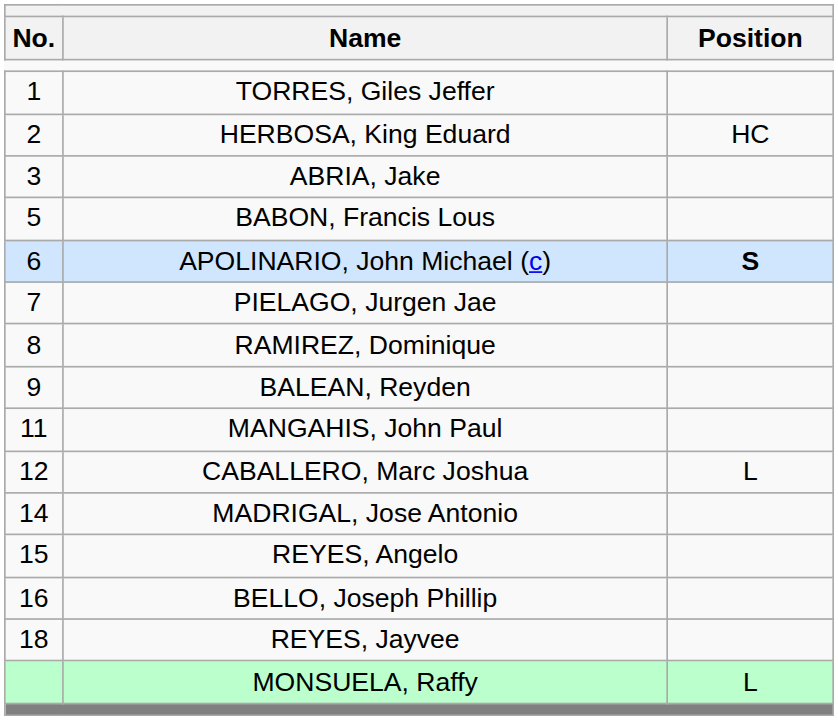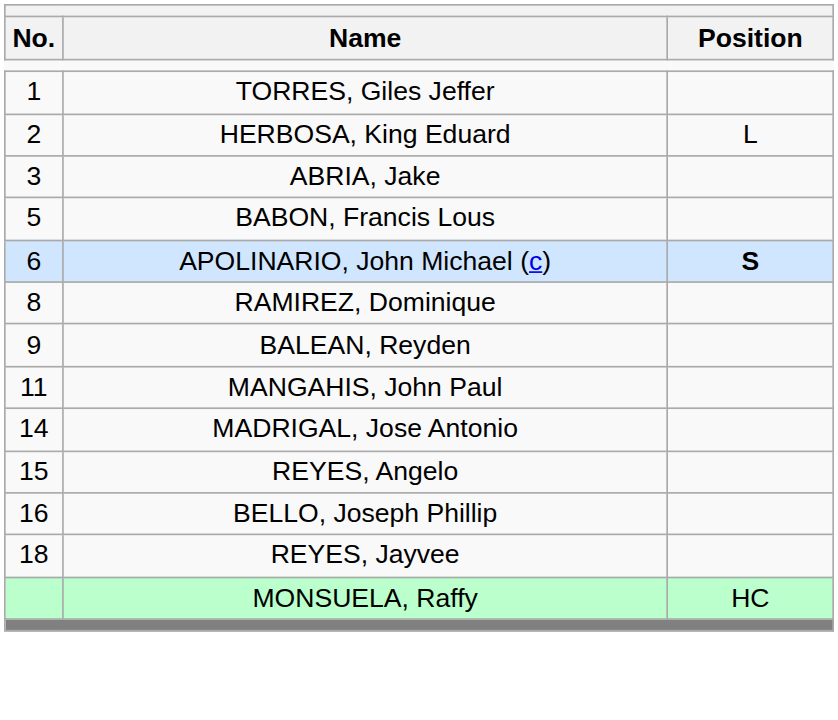(750, 134) HC -> (750, 134) L
- row: (34, 302)
- row: (34, 471)
(750, 681) L -> (750, 597) HC
